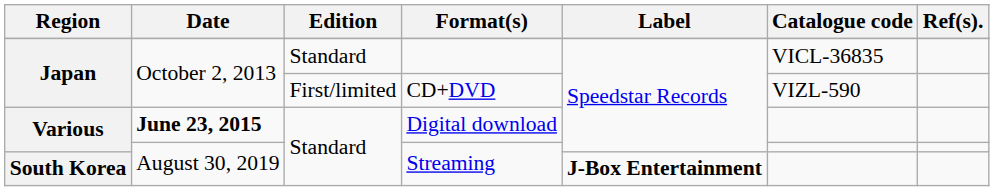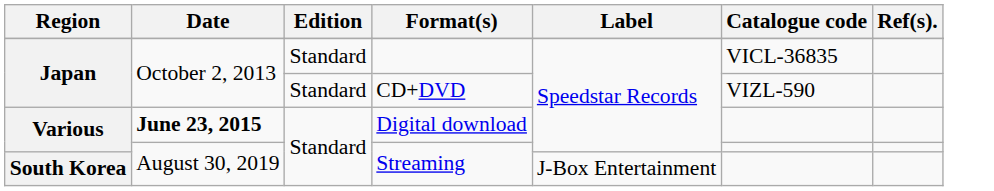(343, 90) First/limited -> (328, 90) Standard
(664, 168) bold -> (627, 168) normal
